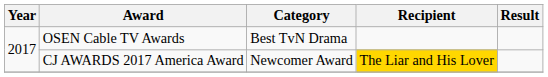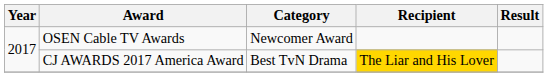(299, 38) Best TvN Drama -> (302, 38) Newcomer Award
(302, 60) Newcomer Award -> (299, 60) Best TvN Drama
